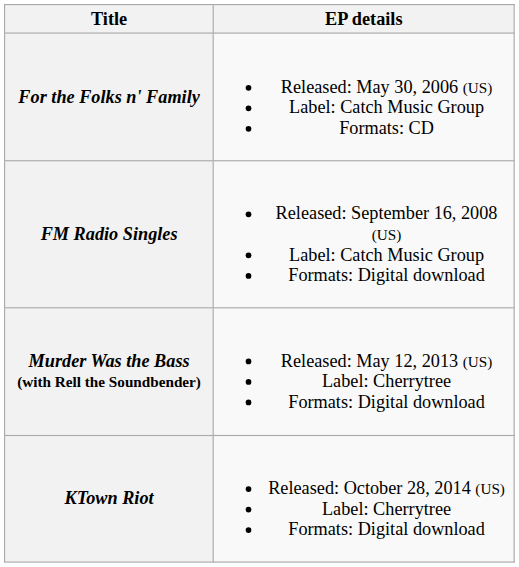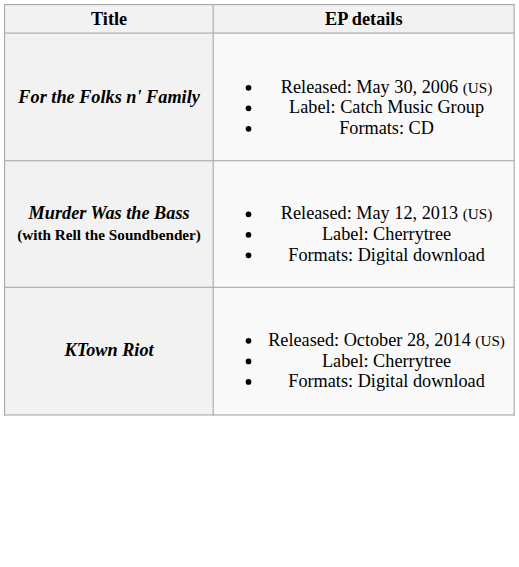- row: (109, 234)
